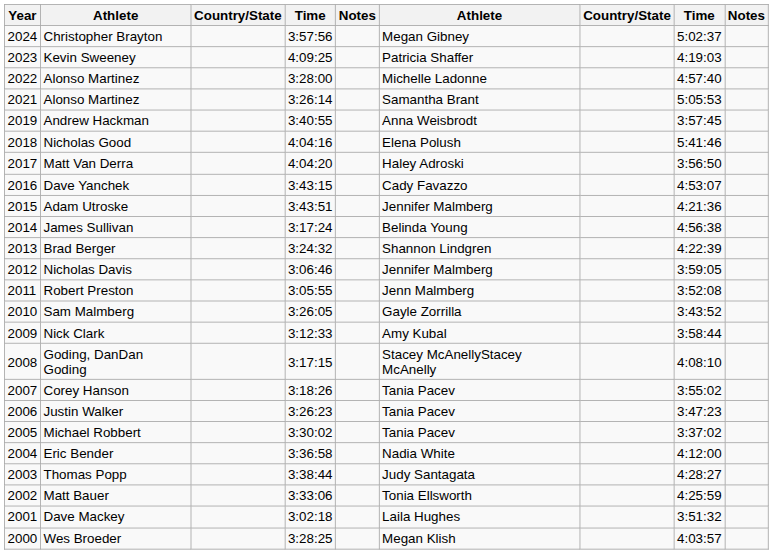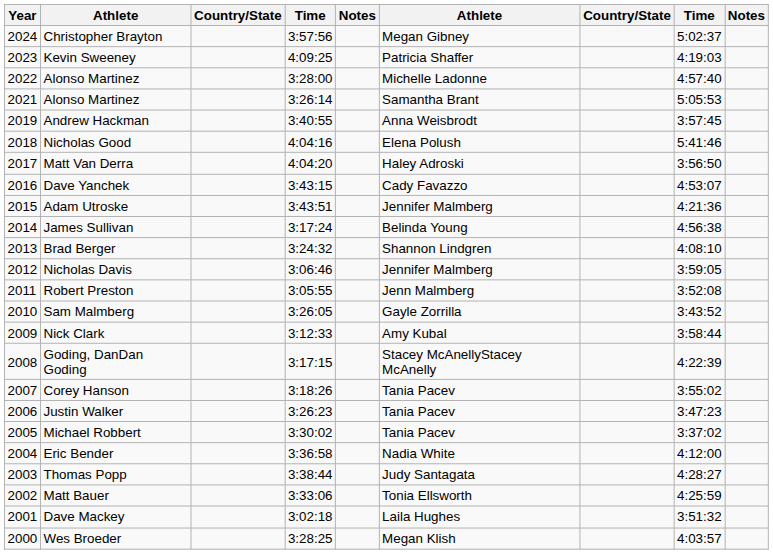(699, 248) 4:22:39 -> (699, 248) 4:08:10
(699, 361) 4:08:10 -> (699, 361) 4:22:39
